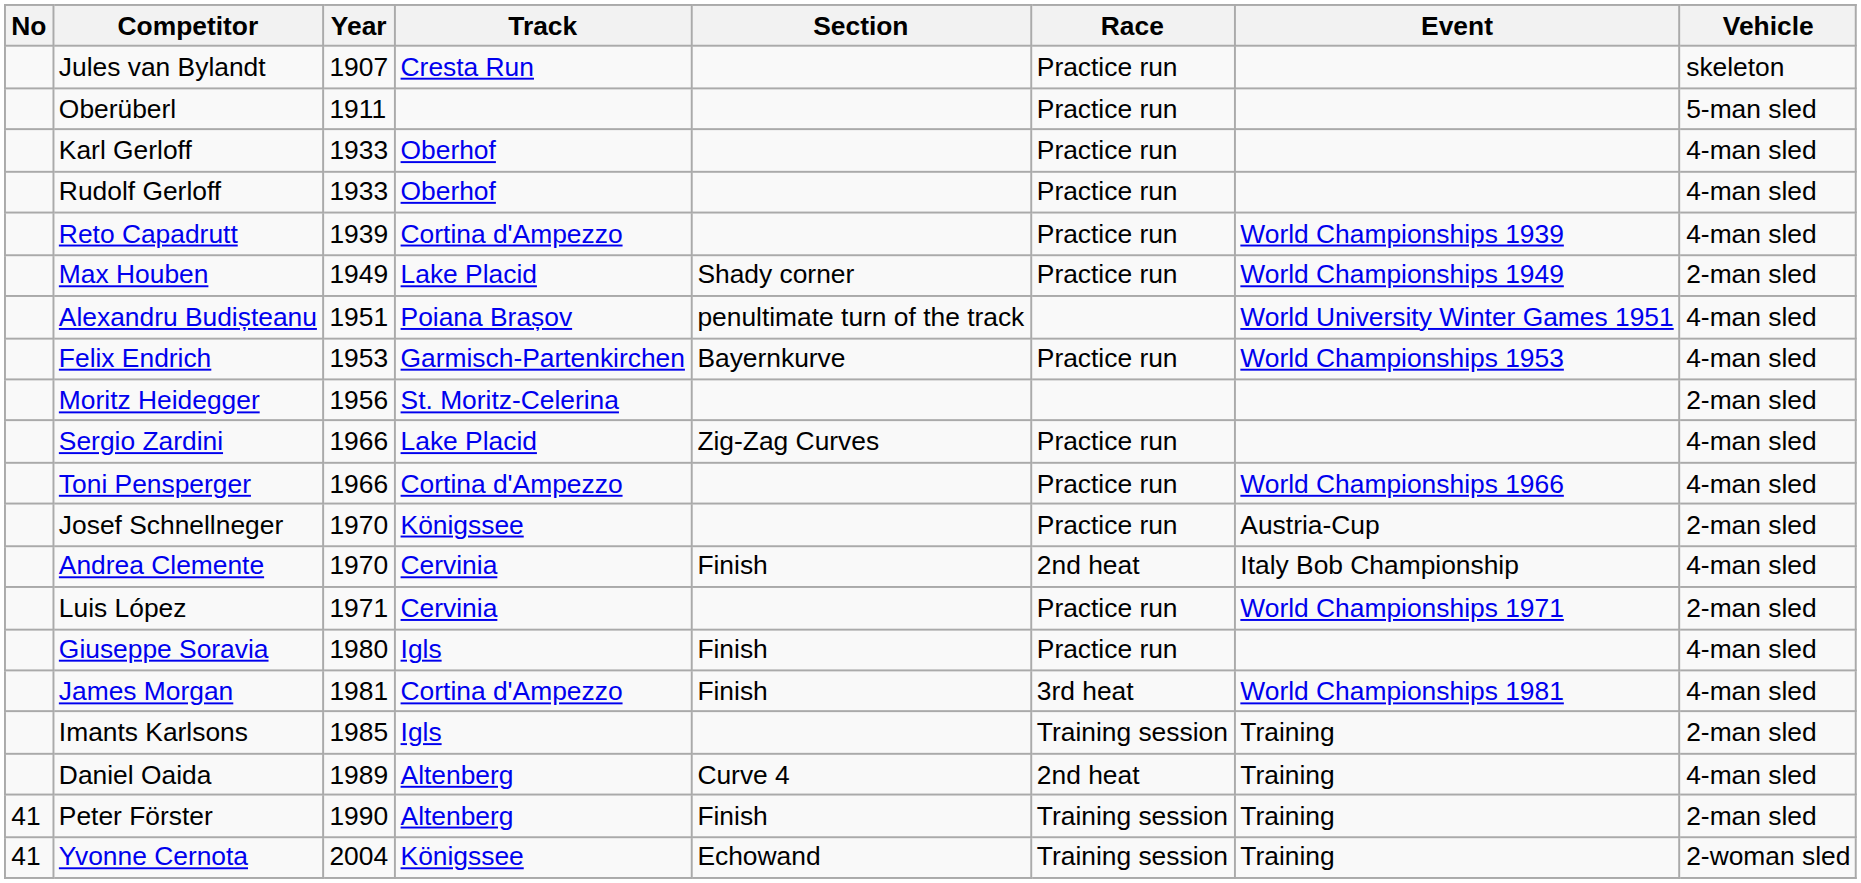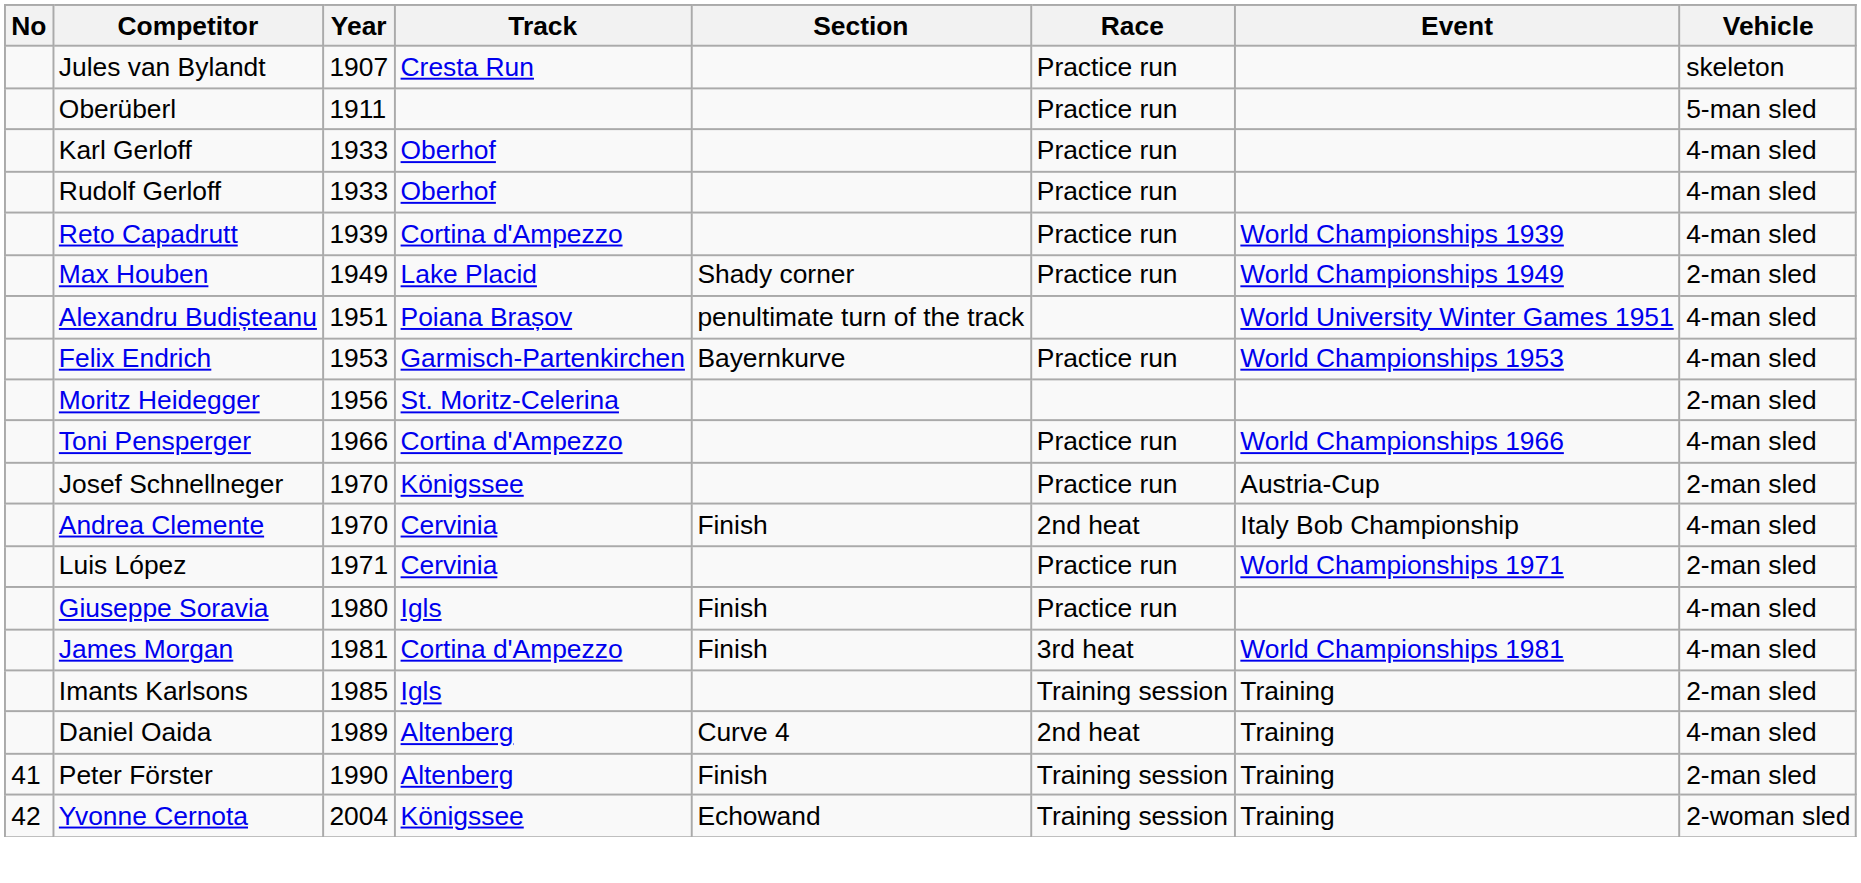- row: (141, 441)
(26, 857) 41 -> (26, 816) 42
